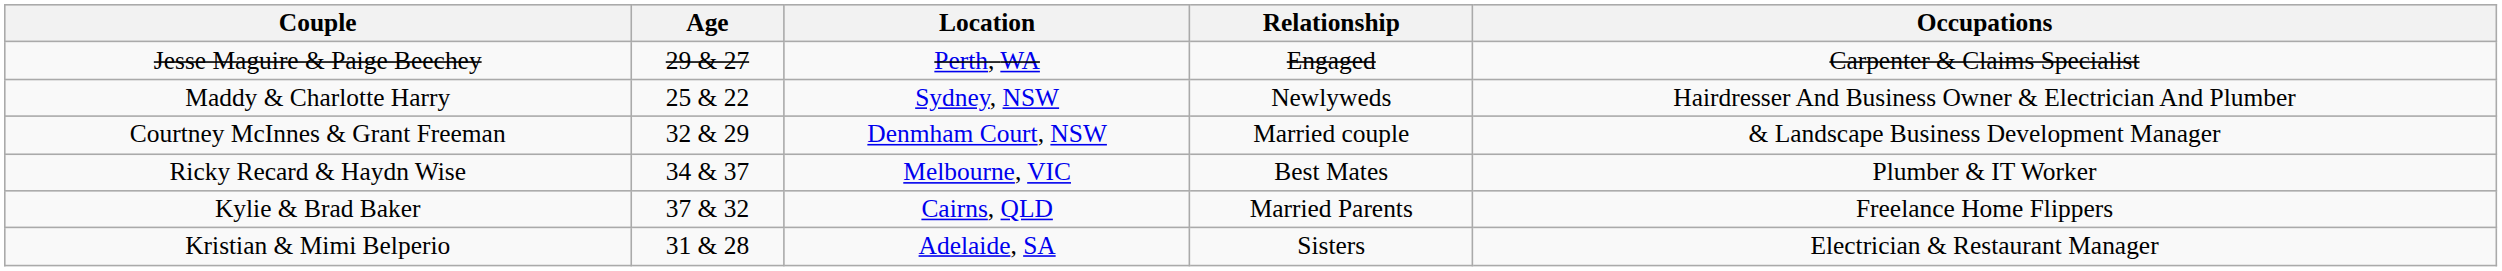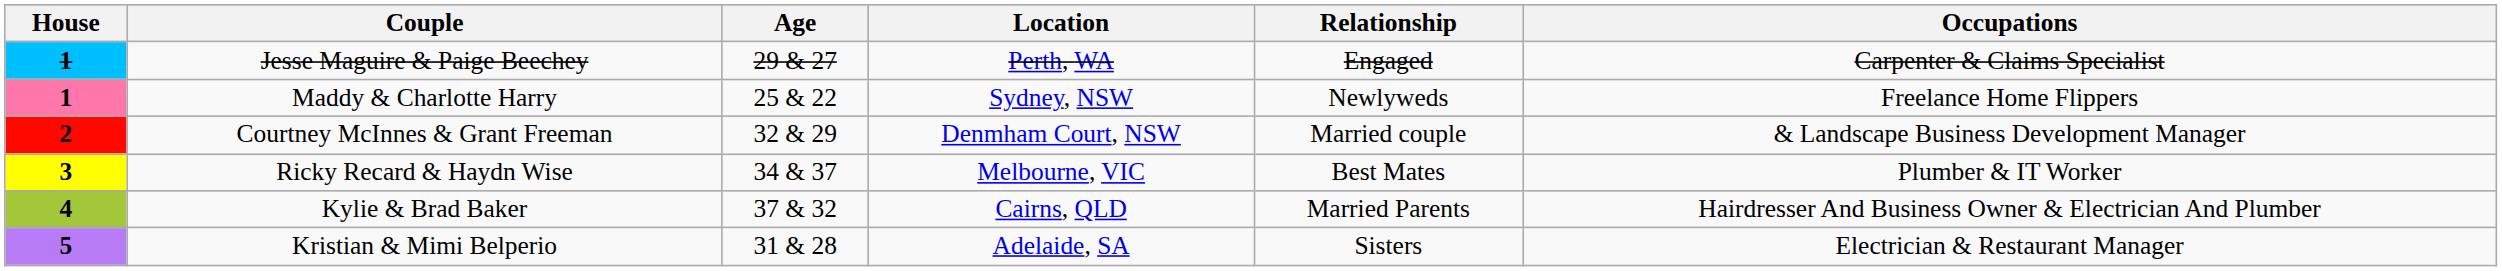+ column: (66, 23)
(1985, 97) Hairdresser And Business Owner & Electrician And Plumber -> (2010, 97) Freelance Home Flippers
(1985, 208) Freelance Home Flippers -> (2010, 208) Hairdresser And Business Owner & Electrician And Plumber
